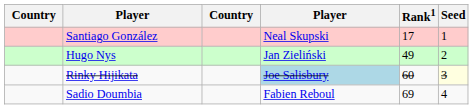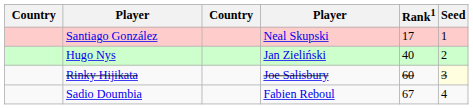(408, 56) 49 -> (408, 56) 40
(296, 75) lightblue background -> (296, 75) no background
(408, 94) 69 -> (408, 94) 67
